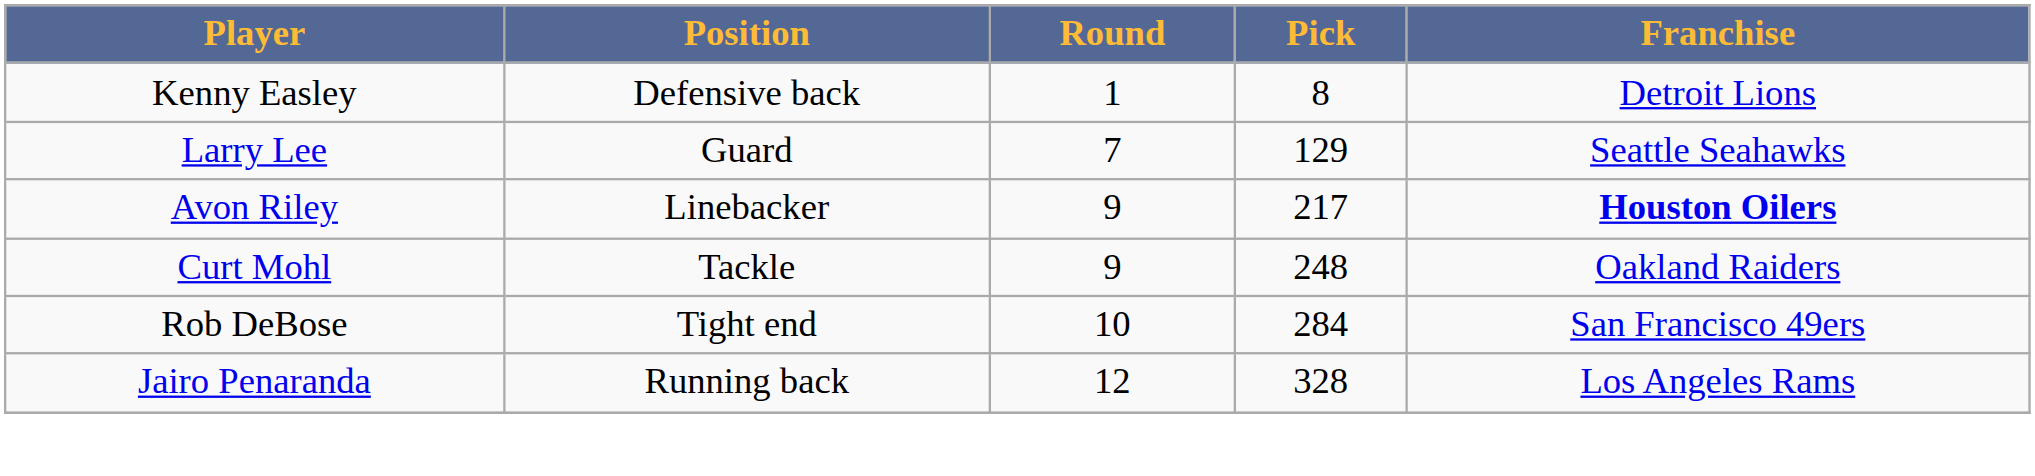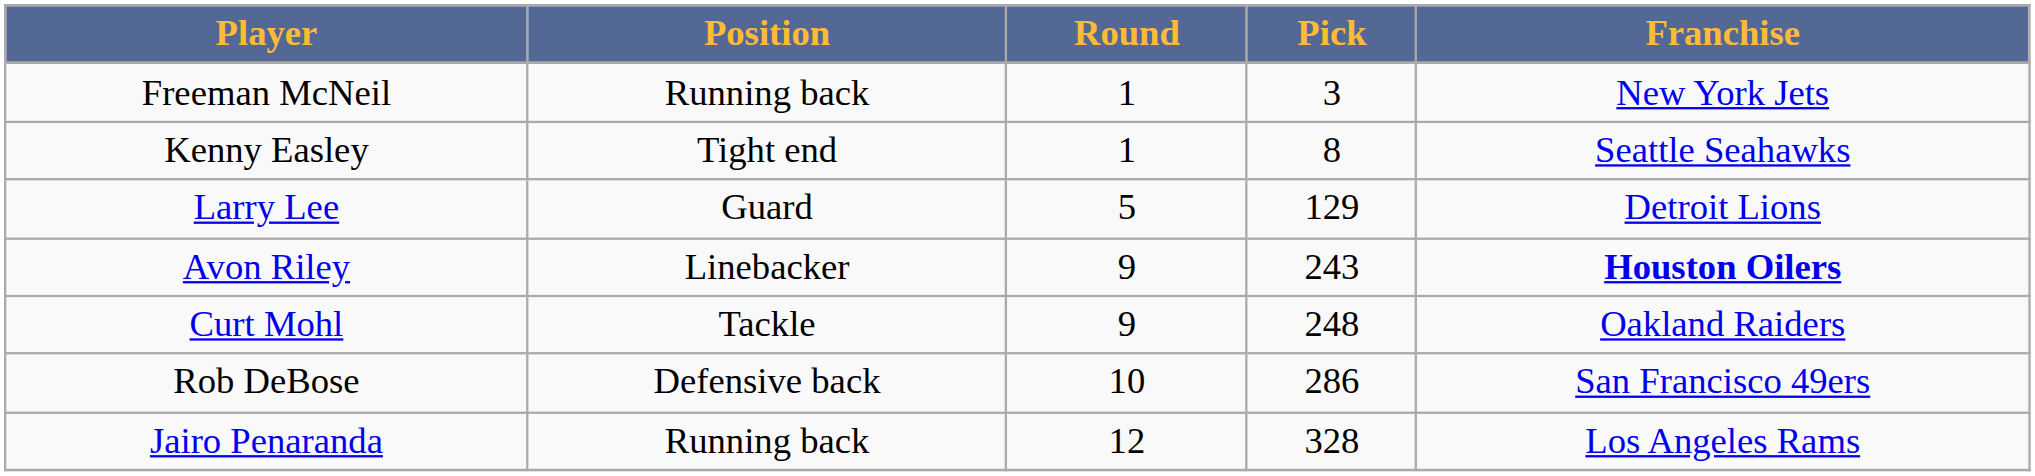+ row: (266, 91)
(747, 91) Defensive back -> (767, 149) Tight end
(1718, 91) Detroit Lions -> (1723, 149) Seattle Seahawks
(1112, 149) 7 -> (1127, 207) 5
(1718, 149) Seattle Seahawks -> (1723, 207) Detroit Lions
(1321, 207) 217 -> (1332, 265) 243
(747, 324) Tight end -> (767, 382) Defensive back
(1321, 324) 284 -> (1332, 382) 286
